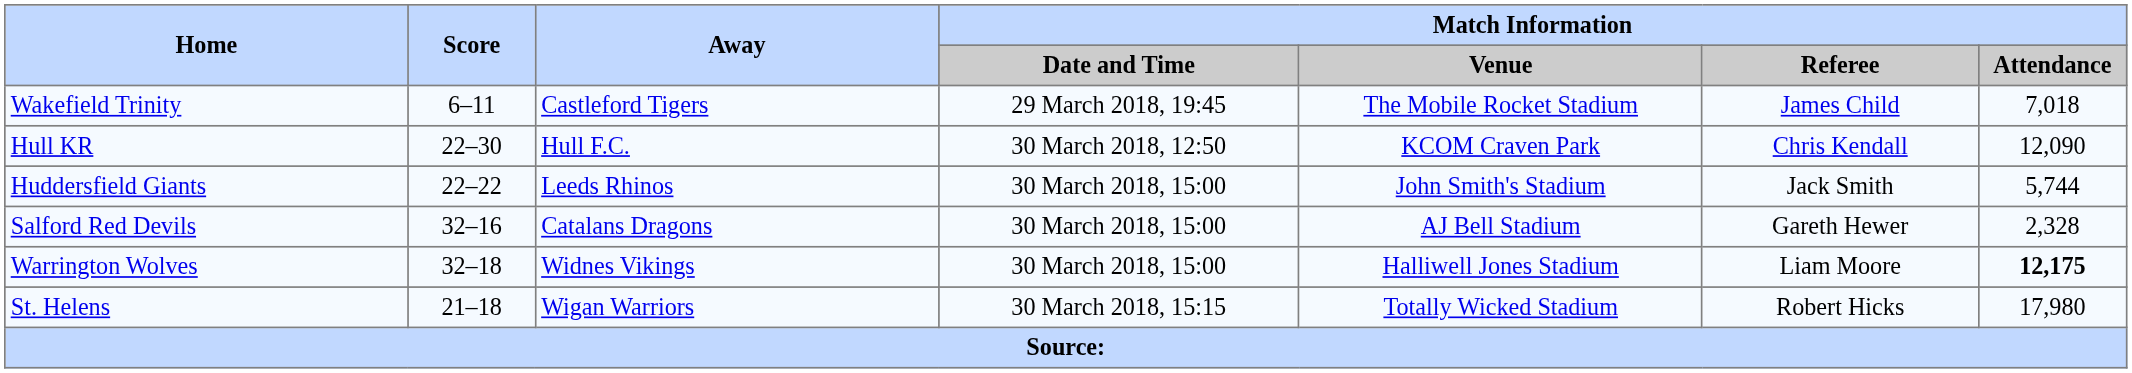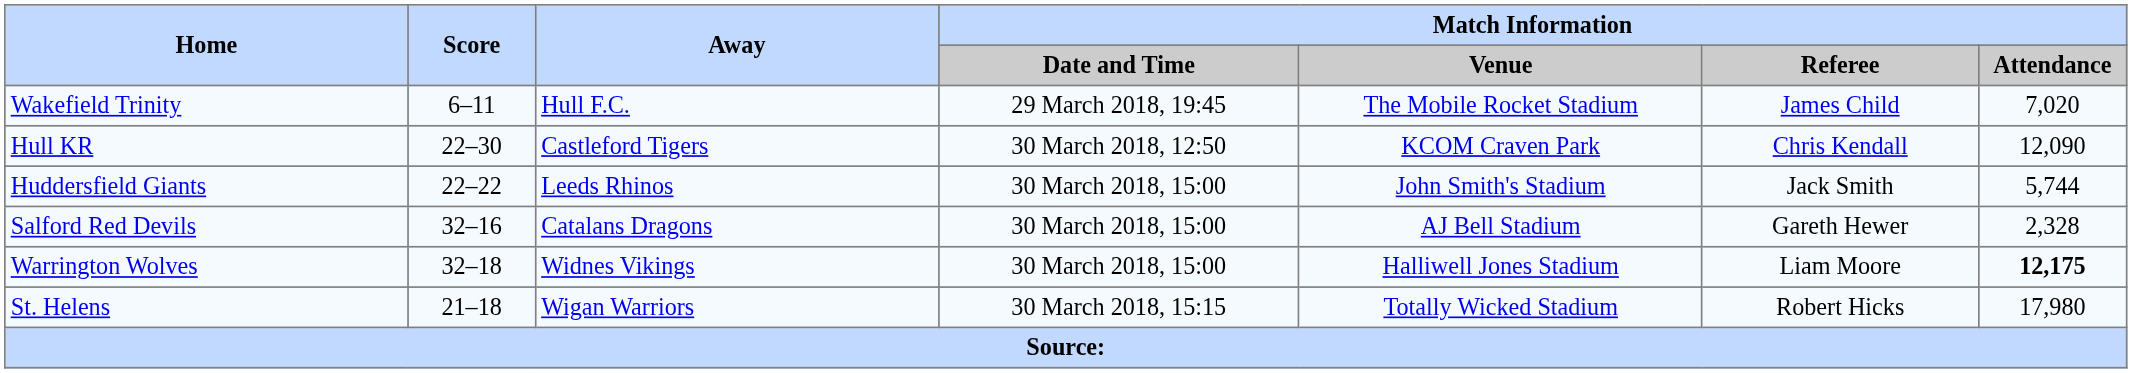(625, 105) Castleford Tigers -> (586, 105) Hull F.C.
(2052, 105) 7,018 -> (2052, 105) 7,020
(586, 145) Hull F.C. -> (625, 145) Castleford Tigers
